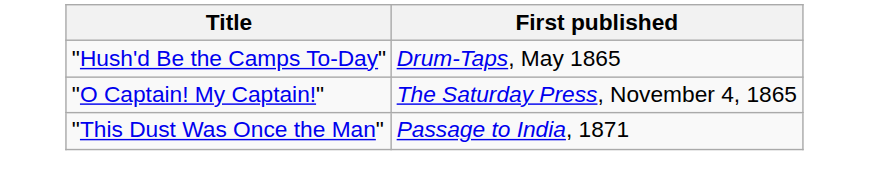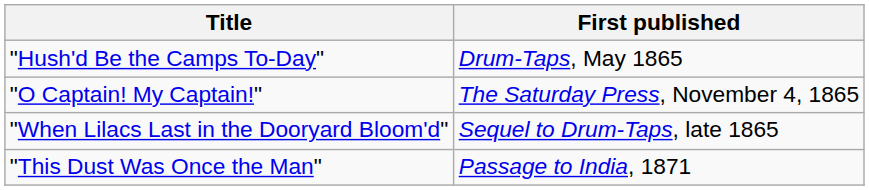+ row: (229, 130)
